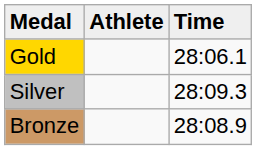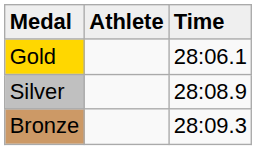(210, 91) 28:09.3 -> (210, 91) 28:08.9
(210, 126) 28:08.9 -> (210, 126) 28:09.3
